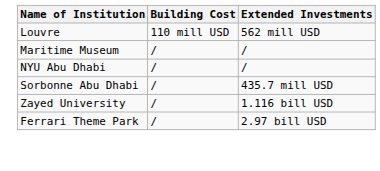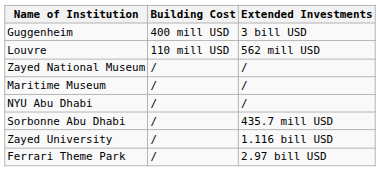+ row: (40, 32)
+ row: (76, 68)
